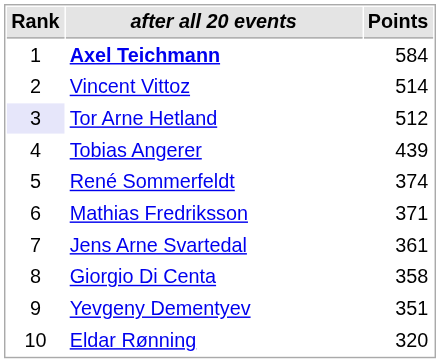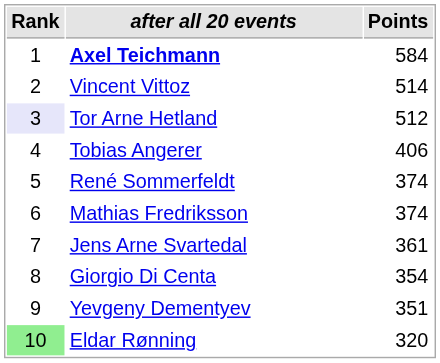(412, 150) 439 -> (412, 150) 406
(412, 214) 371 -> (412, 214) 374
(412, 277) 358 -> (412, 277) 354
(35, 340) no background -> (35, 340) lightgreen background
